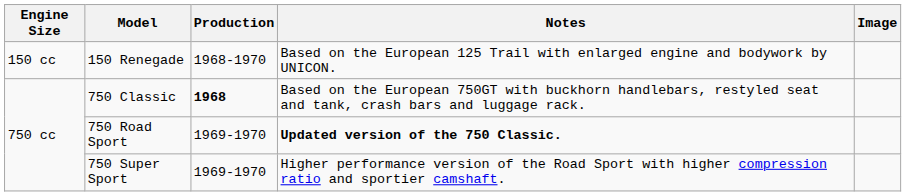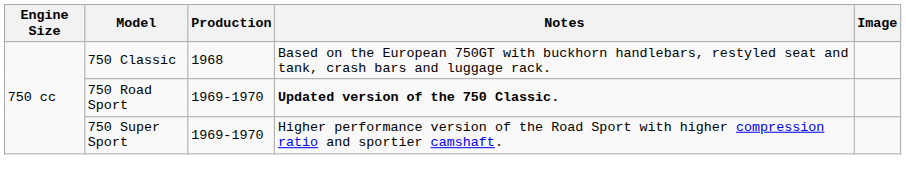- row: (136, 60)
(210, 98) bold -> (207, 60) normal
